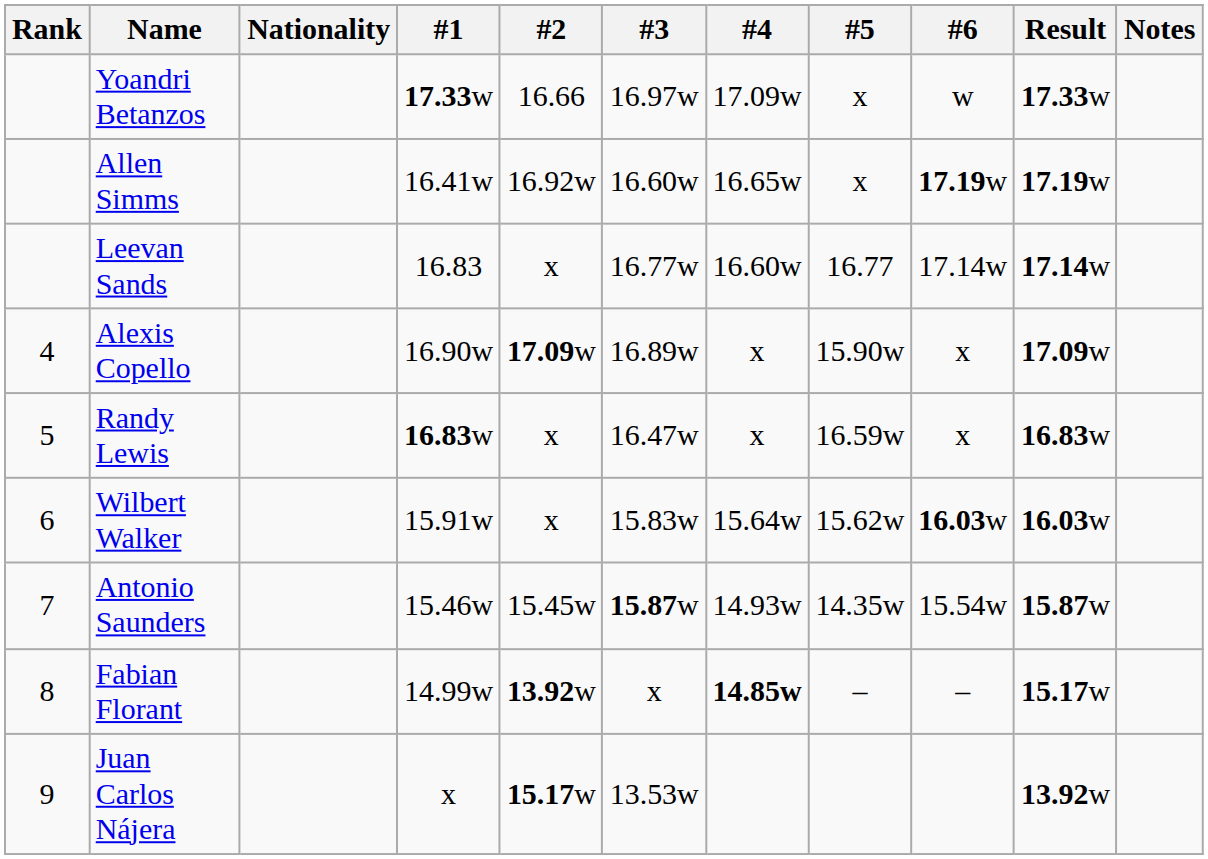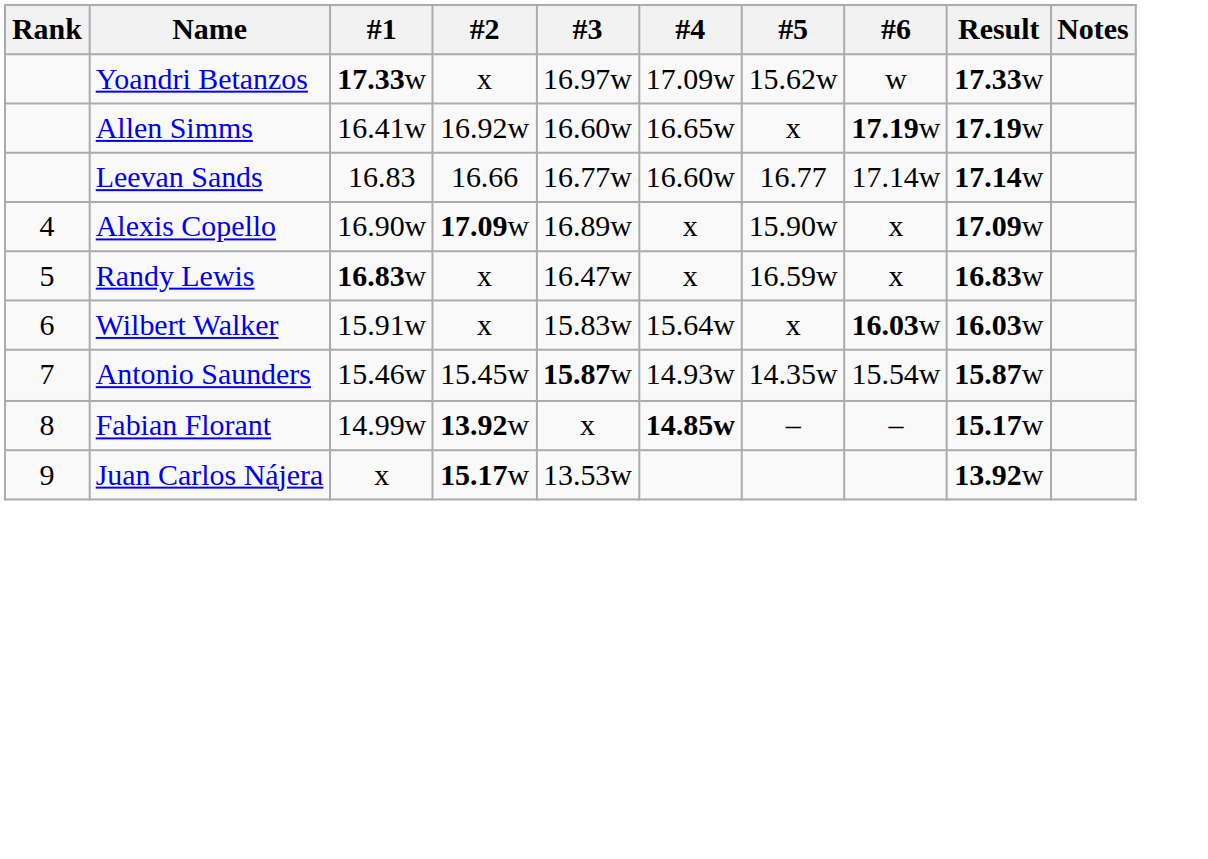- column: (319, 29)
(551, 96) 16.66 -> (485, 78) x
(860, 96) x -> (793, 78) 15.62w
(551, 266) x -> (485, 177) 16.66
(860, 520) 15.62w -> (793, 325) x
